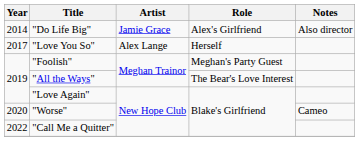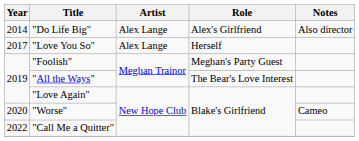(145, 29) Jamie Grace -> (143, 29) Alex Lange
